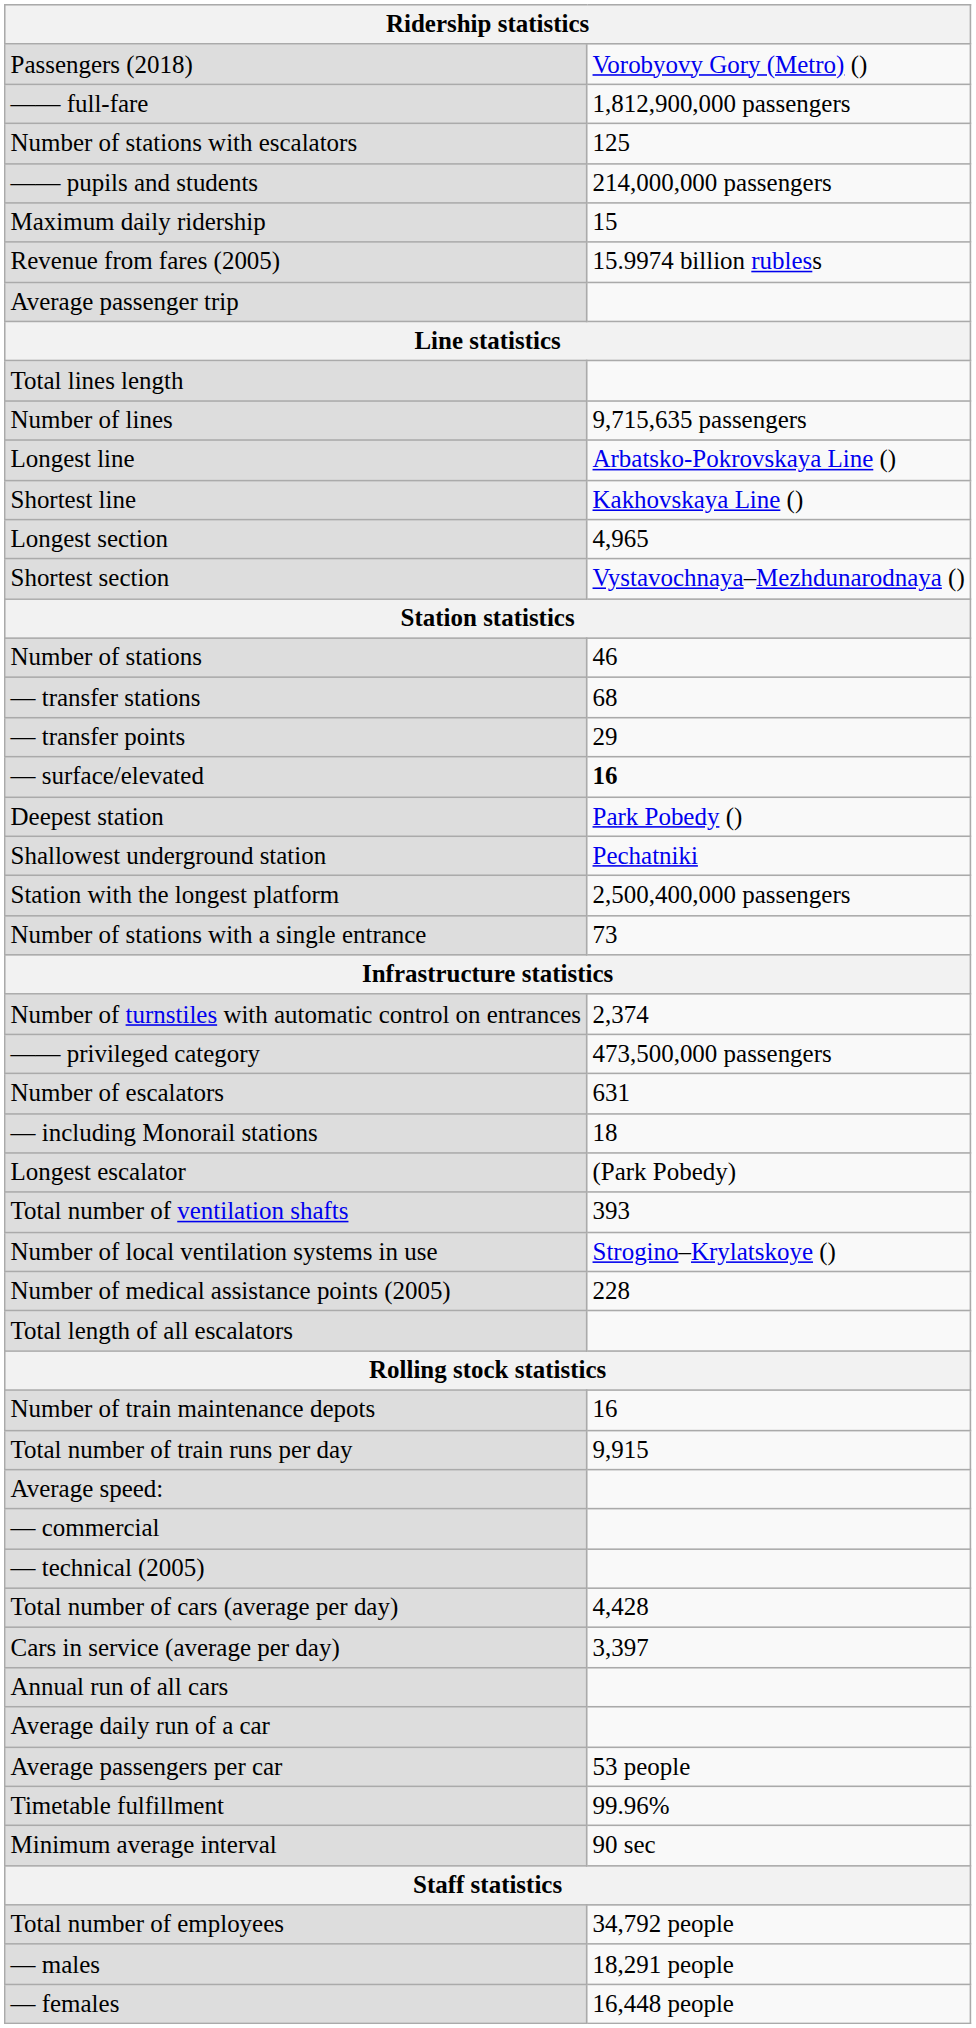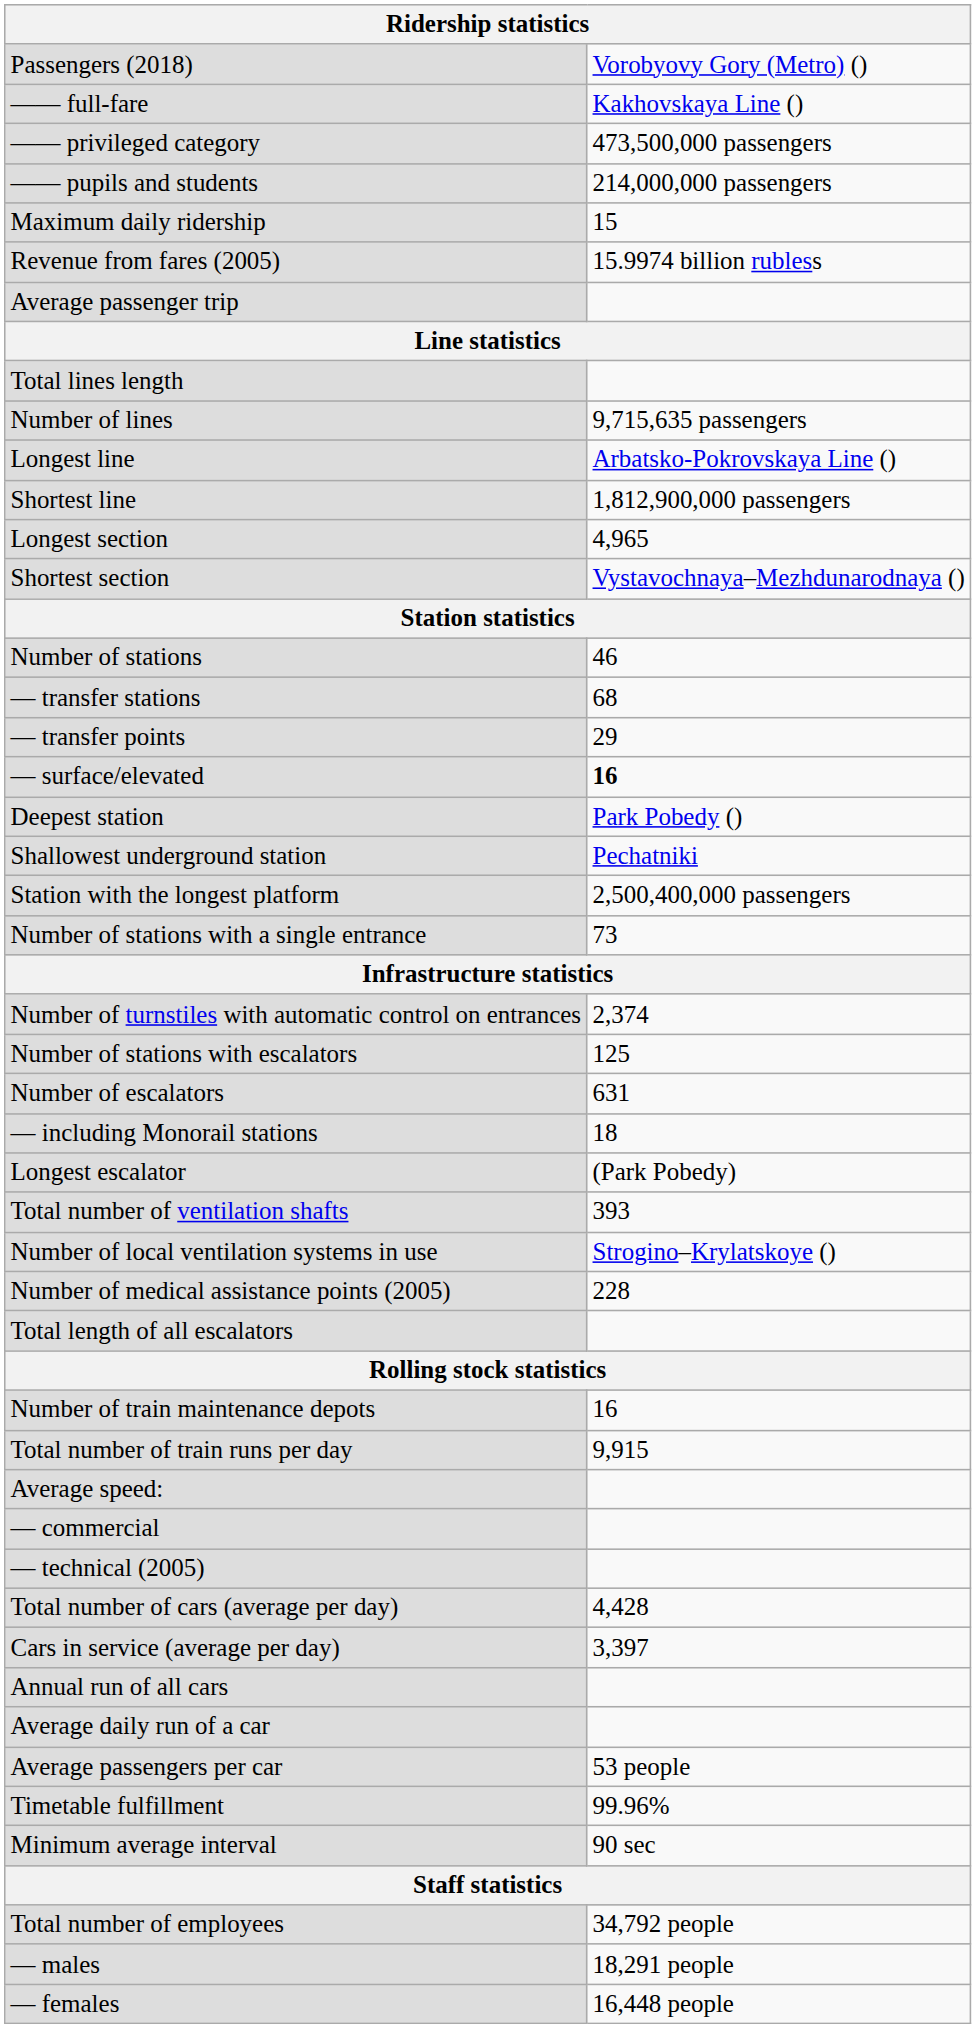(721, 103) 1,812,900,000 passengers -> (698, 103) Kakhovskaya Line ()
rows swapped: (135, 1053) <-> (184, 143)
(698, 499) Kakhovskaya Line () -> (721, 499) 1,812,900,000 passengers
